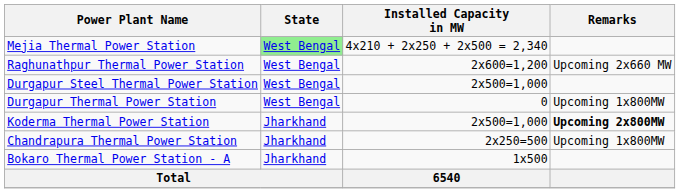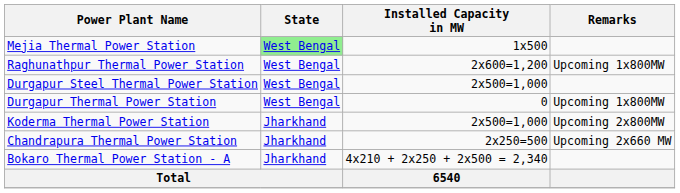(447, 46) 4x210 + 2x250 + 2x500 = 2,340 -> (530, 46) 1x500
(612, 65) Upcoming 2x660 MW -> (609, 65) Upcoming 1x800MW
(609, 122) bold -> (609, 122) normal
(609, 140) Upcoming 1x800MW -> (612, 140) Upcoming 2x660 MW
(530, 159) 1x500 -> (447, 159) 4x210 + 2x250 + 2x500 = 2,340
